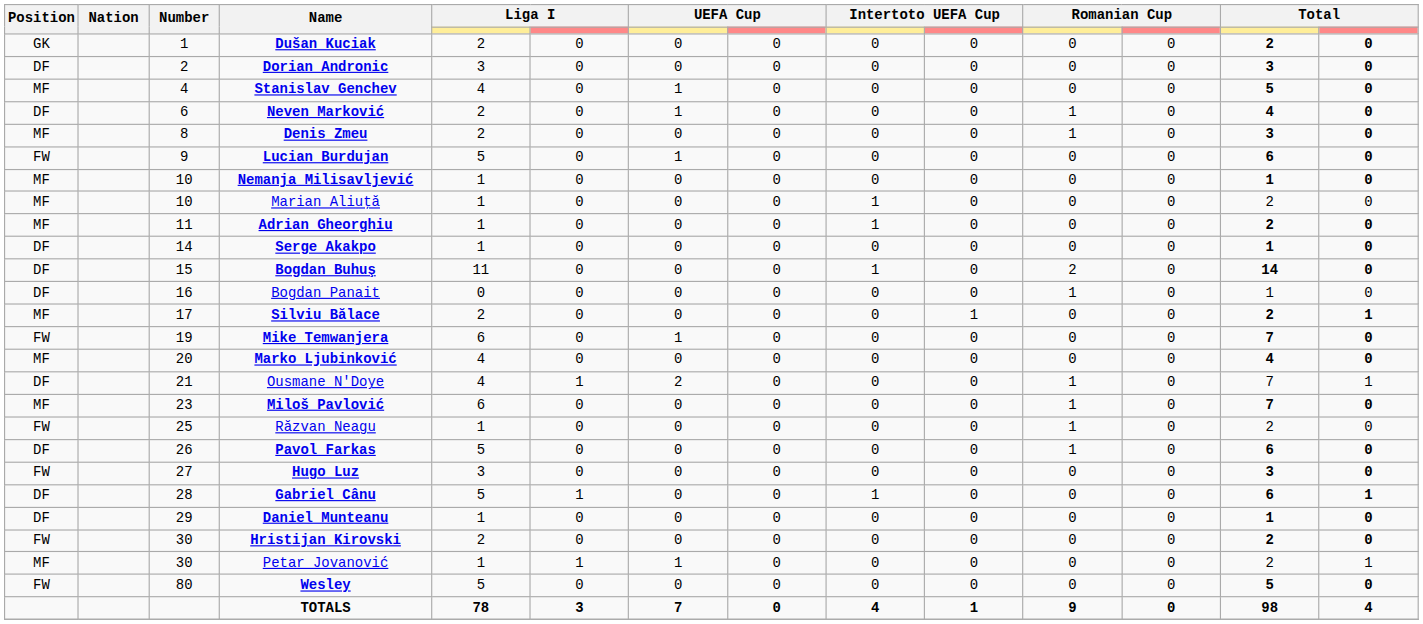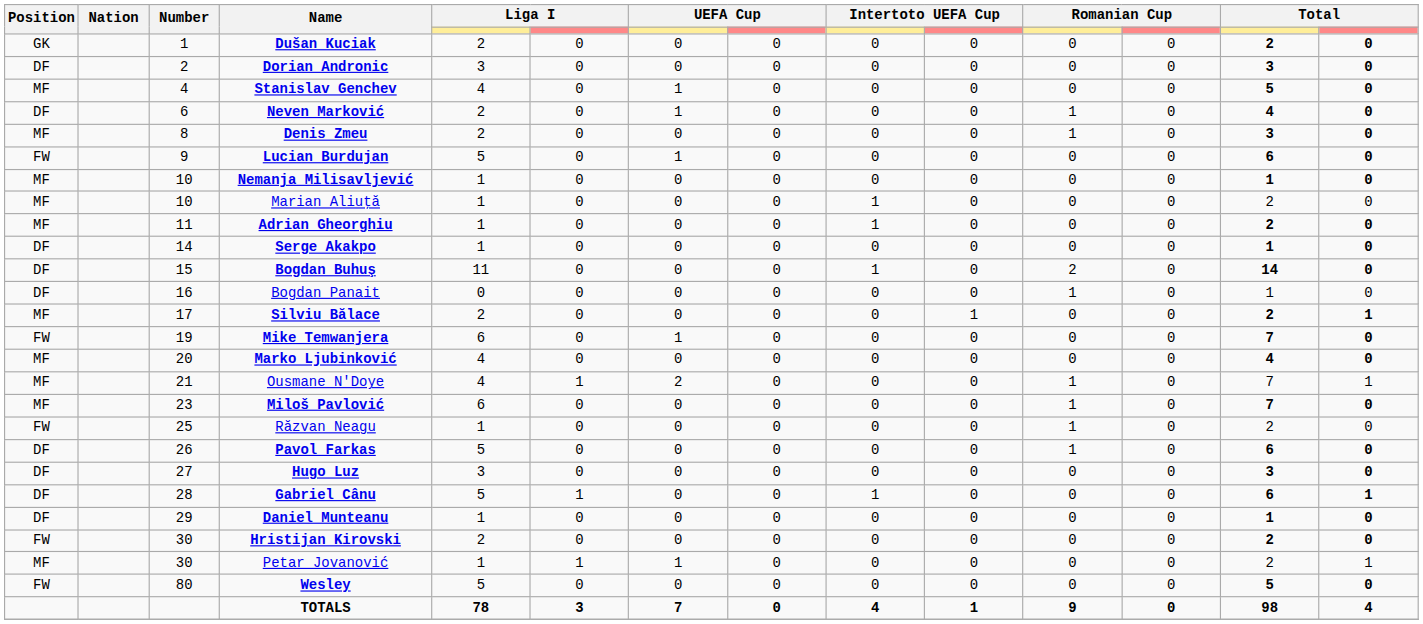(41, 383) DF -> (41, 383) MF
(41, 473) FW -> (41, 473) DF
